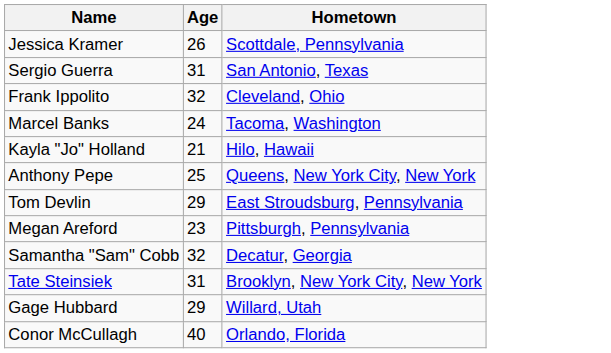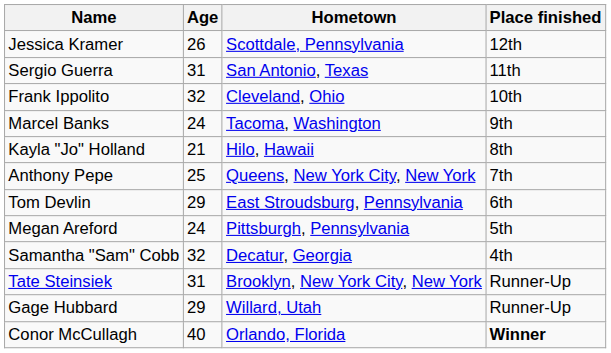+ column: (546, 17)
(196, 228) 23 -> (196, 228) 24
